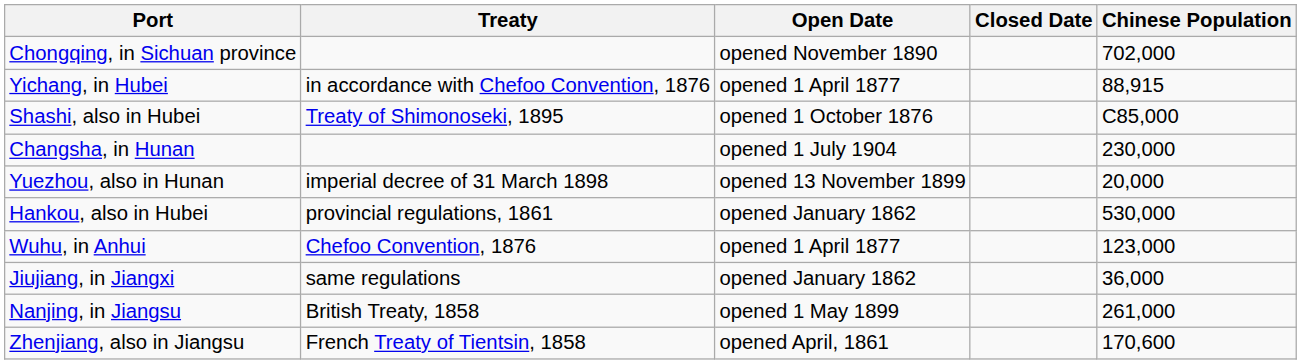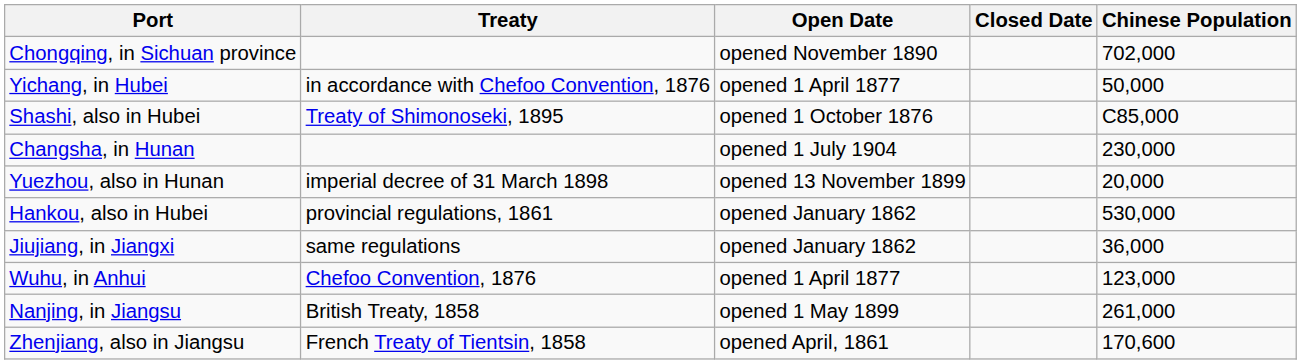(1133, 85) 88,915 -> (1133, 85) 50,000
rows swapped: (92, 278) <-> (77, 246)
